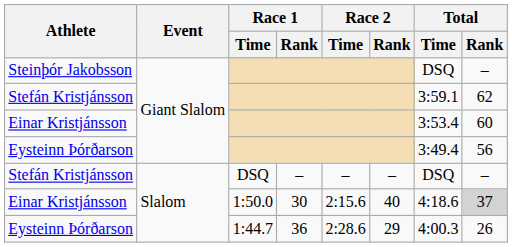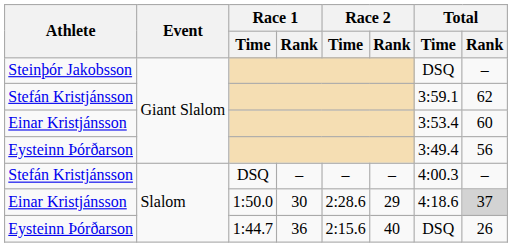(438, 176) DSQ -> (438, 176) 4:00.3
(346, 202) 2:15.6 -> (346, 202) 2:28.6
(392, 202) 40 -> (392, 202) 29
(346, 228) 2:28.6 -> (346, 228) 2:15.6
(392, 228) 29 -> (392, 228) 40
(438, 228) 4:00.3 -> (438, 228) DSQ
